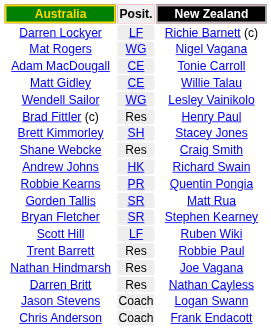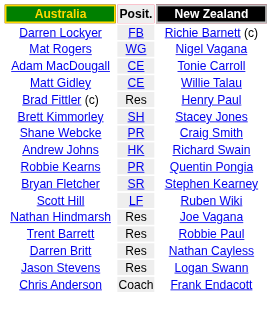(136, 32) LF -> (136, 32) FB
- row: (61, 100)
(136, 150) Res -> (136, 133) PR
- row: (61, 200)
rows swapped: (61, 251) <-> (61, 268)
(136, 301) Coach -> (136, 268) Res
